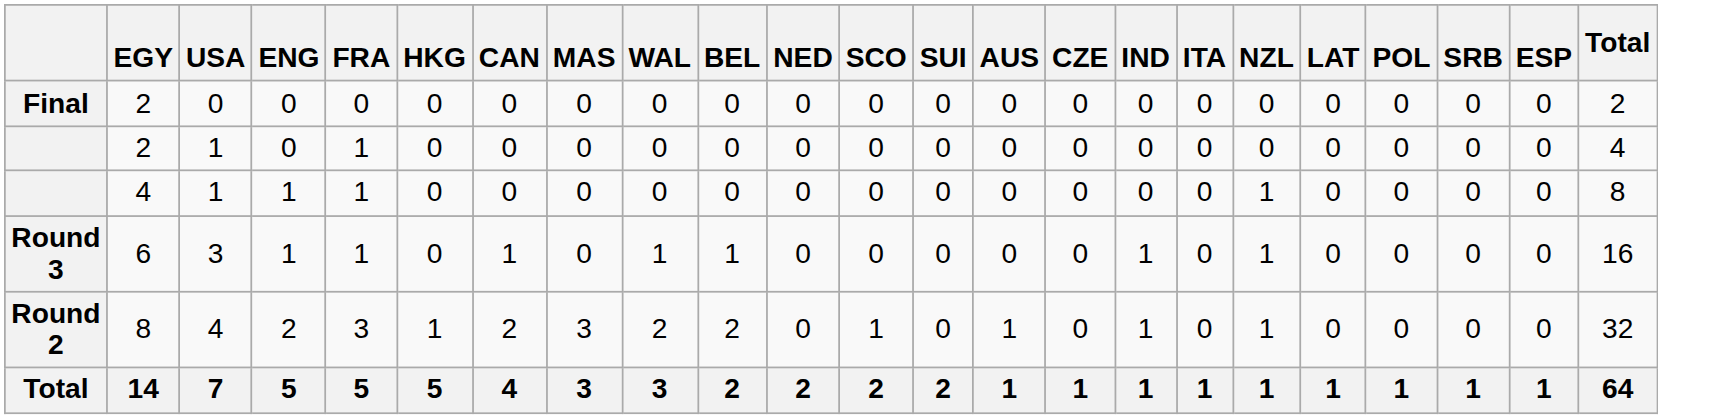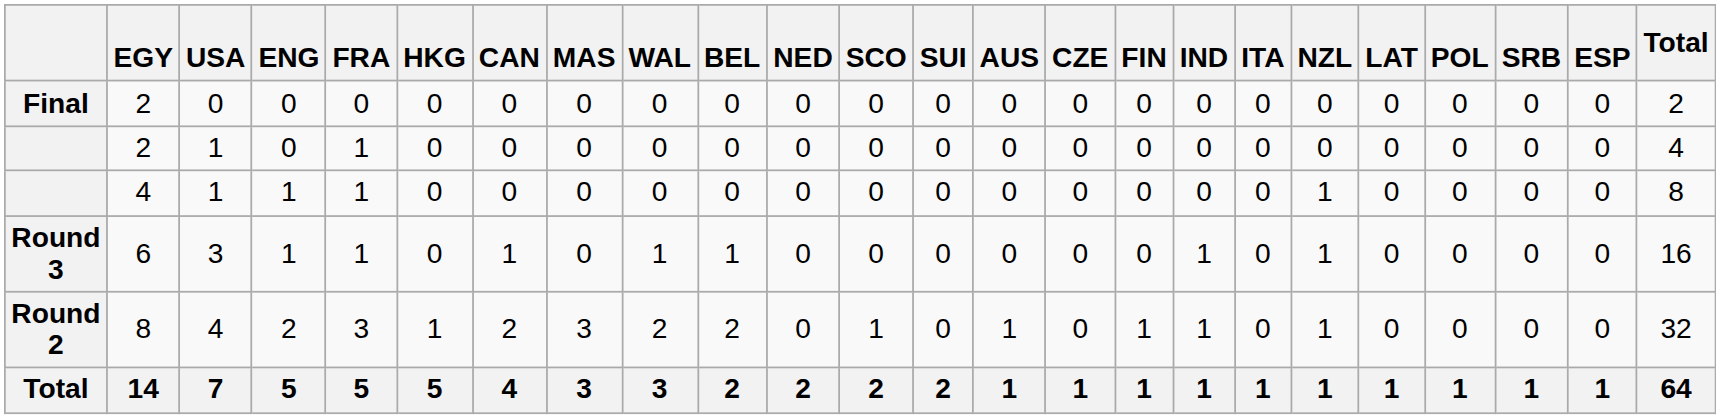+ column: (1144, 58)
